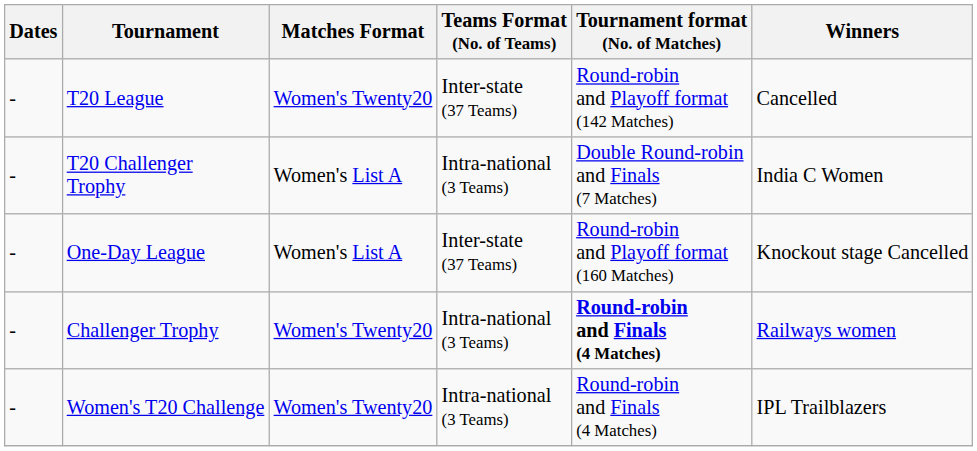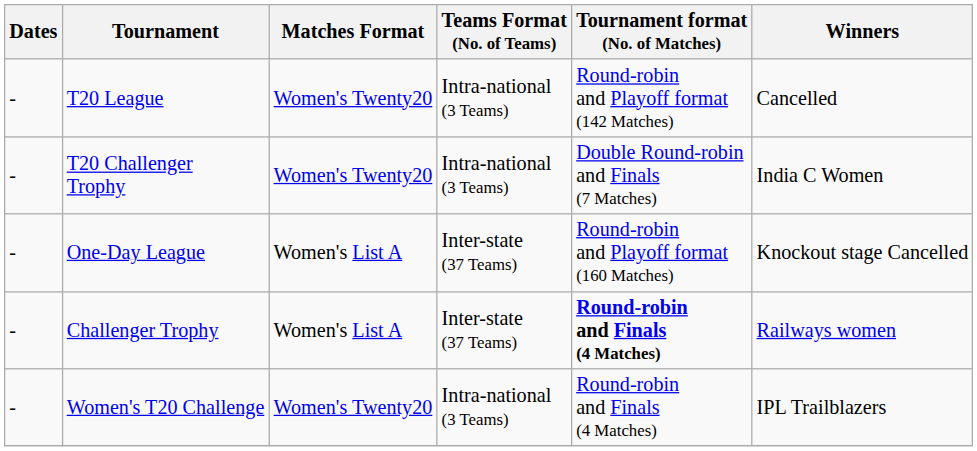(482, 97) Inter-state (37 Teams) -> (496, 97) Intra-national (3 Teams)
(338, 175) Women's List A -> (353, 175) Women's Twenty20
(353, 329) Women's Twenty20 -> (338, 329) Women's List A
(496, 329) Intra-national (3 Teams) -> (482, 329) Inter-state (37 Teams)
